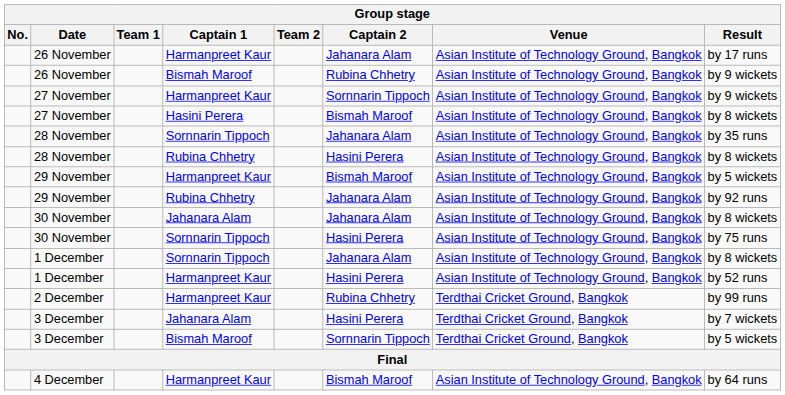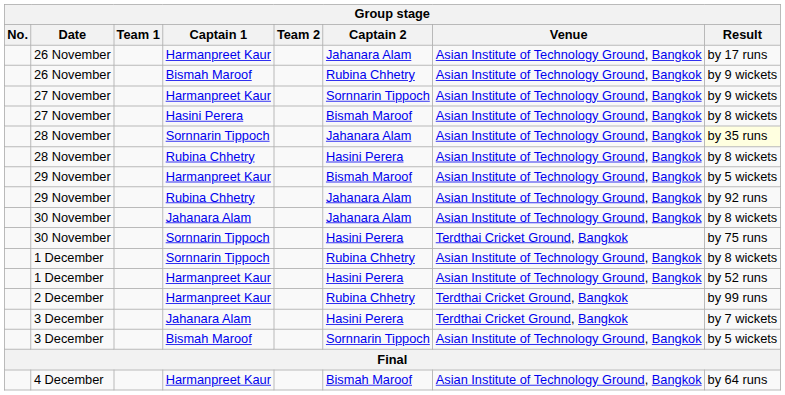(737, 136) no background -> (737, 136) lightyellow background
(569, 237) Asian Institute of Technology Ground, Bangkok -> (532, 237) Terdthai Cricket Ground, Bangkok
(369, 258) Jahanara Alam -> (370, 258) Rubina Chhetry
(532, 339) Terdthai Cricket Ground, Bangkok -> (569, 339) Asian Institute of Technology Ground, Bangkok
